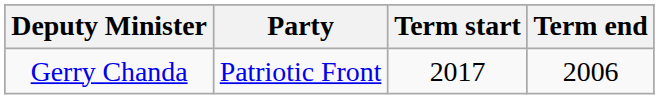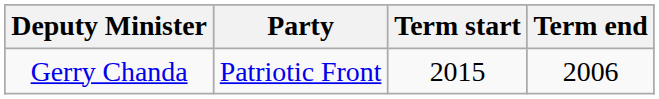(457, 70) 2017 -> (457, 70) 2015
